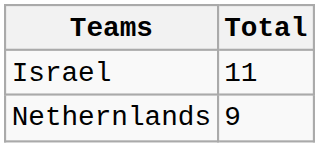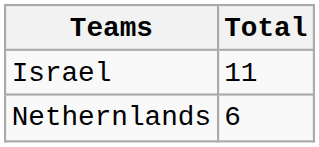(233, 118) 9 -> (233, 118) 6
